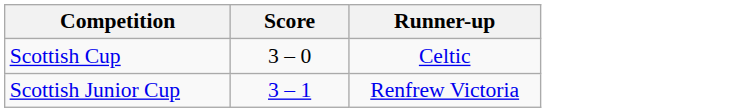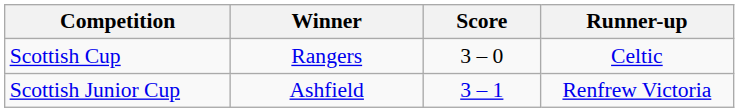+ column: (327, 21)
